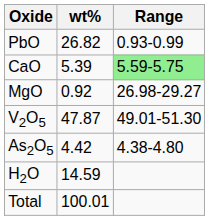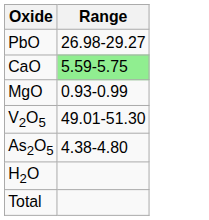- column: (85, 17)
(150, 42) 0.93-0.99 -> (103, 42) 26.98-29.27
(159, 92) 26.98-29.27 -> (94, 92) 0.93-0.99
